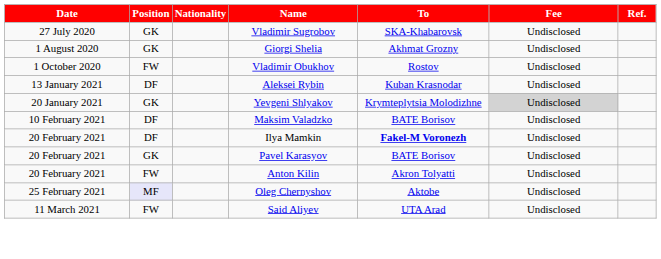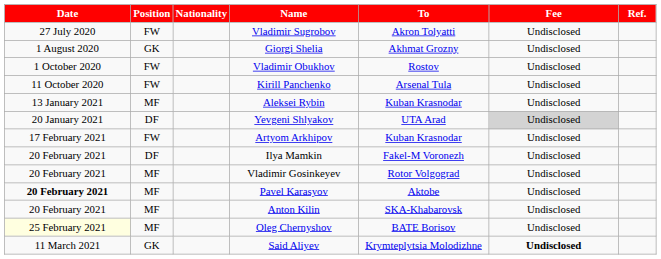(151, 31) GK -> (152, 31) FW
(423, 31) SKA-Khabarovsk -> (424, 31) Akron Tolyatti
+ row: (294, 85)
(151, 85) DF -> (152, 102) MF
(151, 102) GK -> (152, 120) DF
(423, 102) Krymteplytsia Molodizhne -> (424, 120) UTA Arad
+ row: (294, 138)
- row: (293, 120)
(423, 138) bold -> (424, 156) normal
+ row: (294, 174)
(67, 156) normal -> (67, 191) bold
(151, 156) GK -> (152, 191) MF
(423, 156) BATE Borisov -> (424, 191) Aktobe
(151, 174) FW -> (152, 209) MF
(423, 174) Akron Tolyatti -> (424, 209) SKA-Khabarovsk
(67, 191) no background -> (67, 227) lightyellow background
(151, 191) lavender background -> (152, 227) no background
(423, 191) Aktobe -> (424, 227) BATE Borisov
(151, 209) FW -> (152, 245) GK
(423, 209) UTA Arad -> (424, 245) Krymteplytsia Molodizhne
(554, 209) normal -> (554, 245) bold
